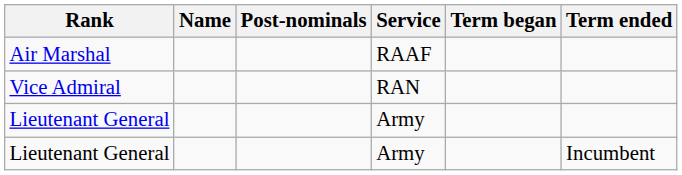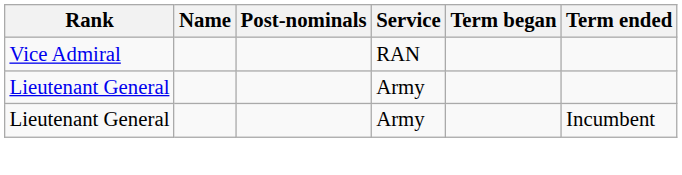- row: (60, 53)
